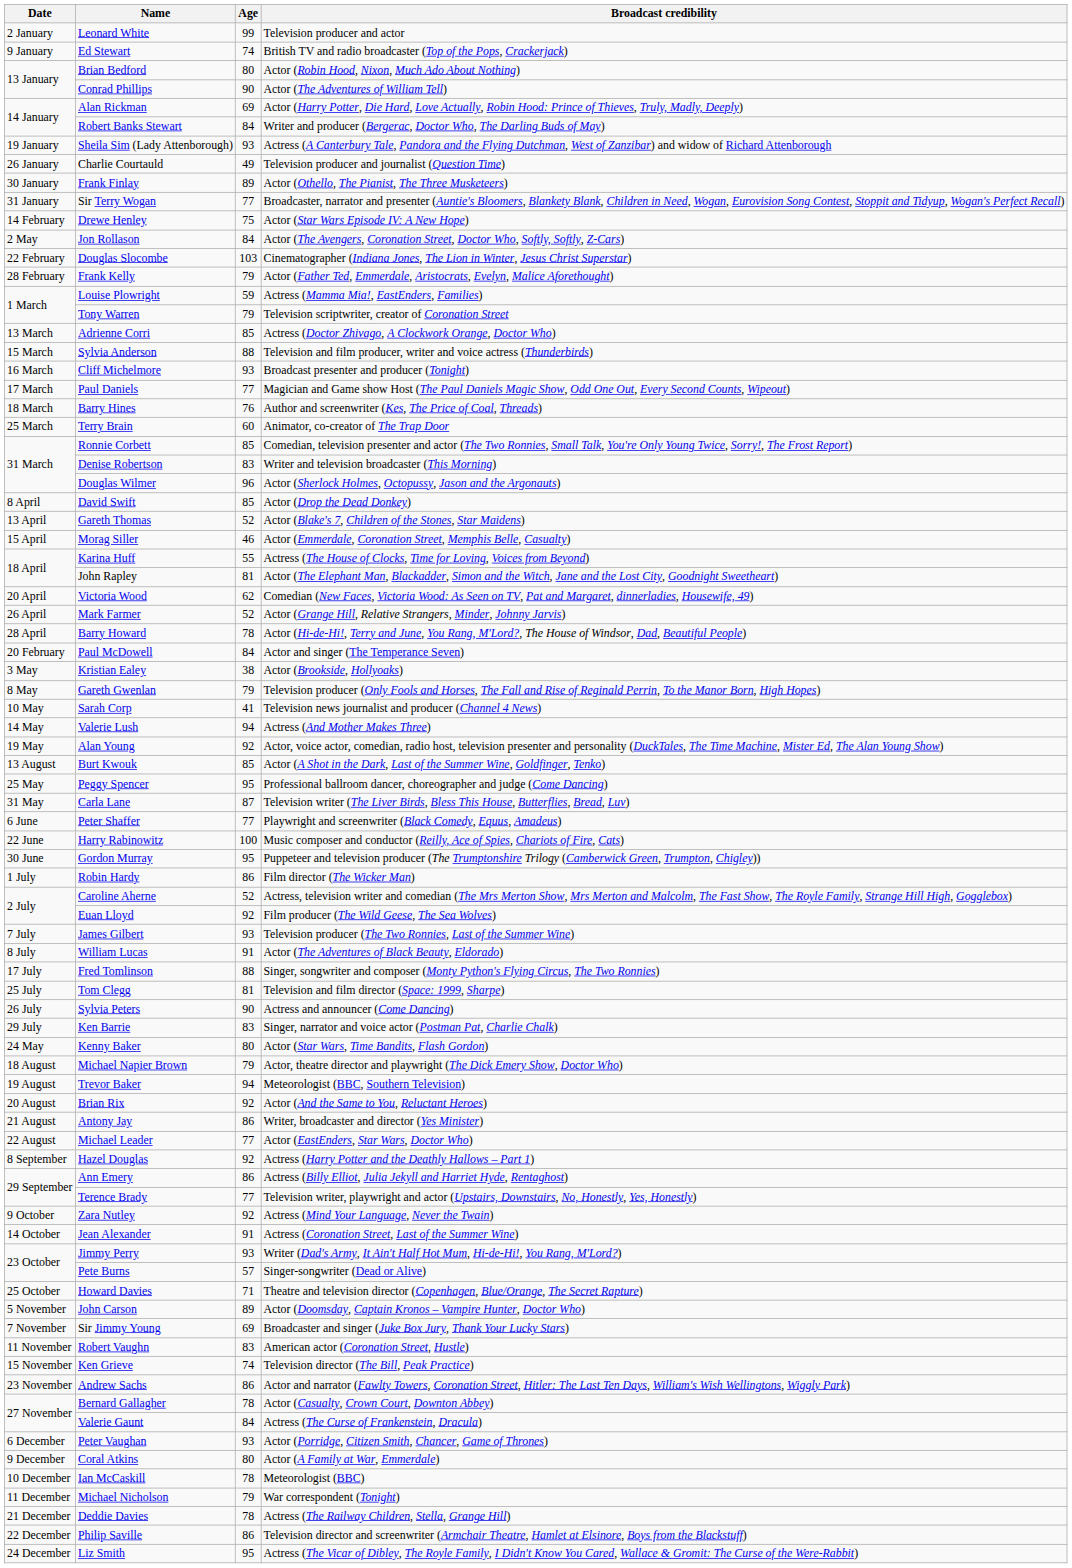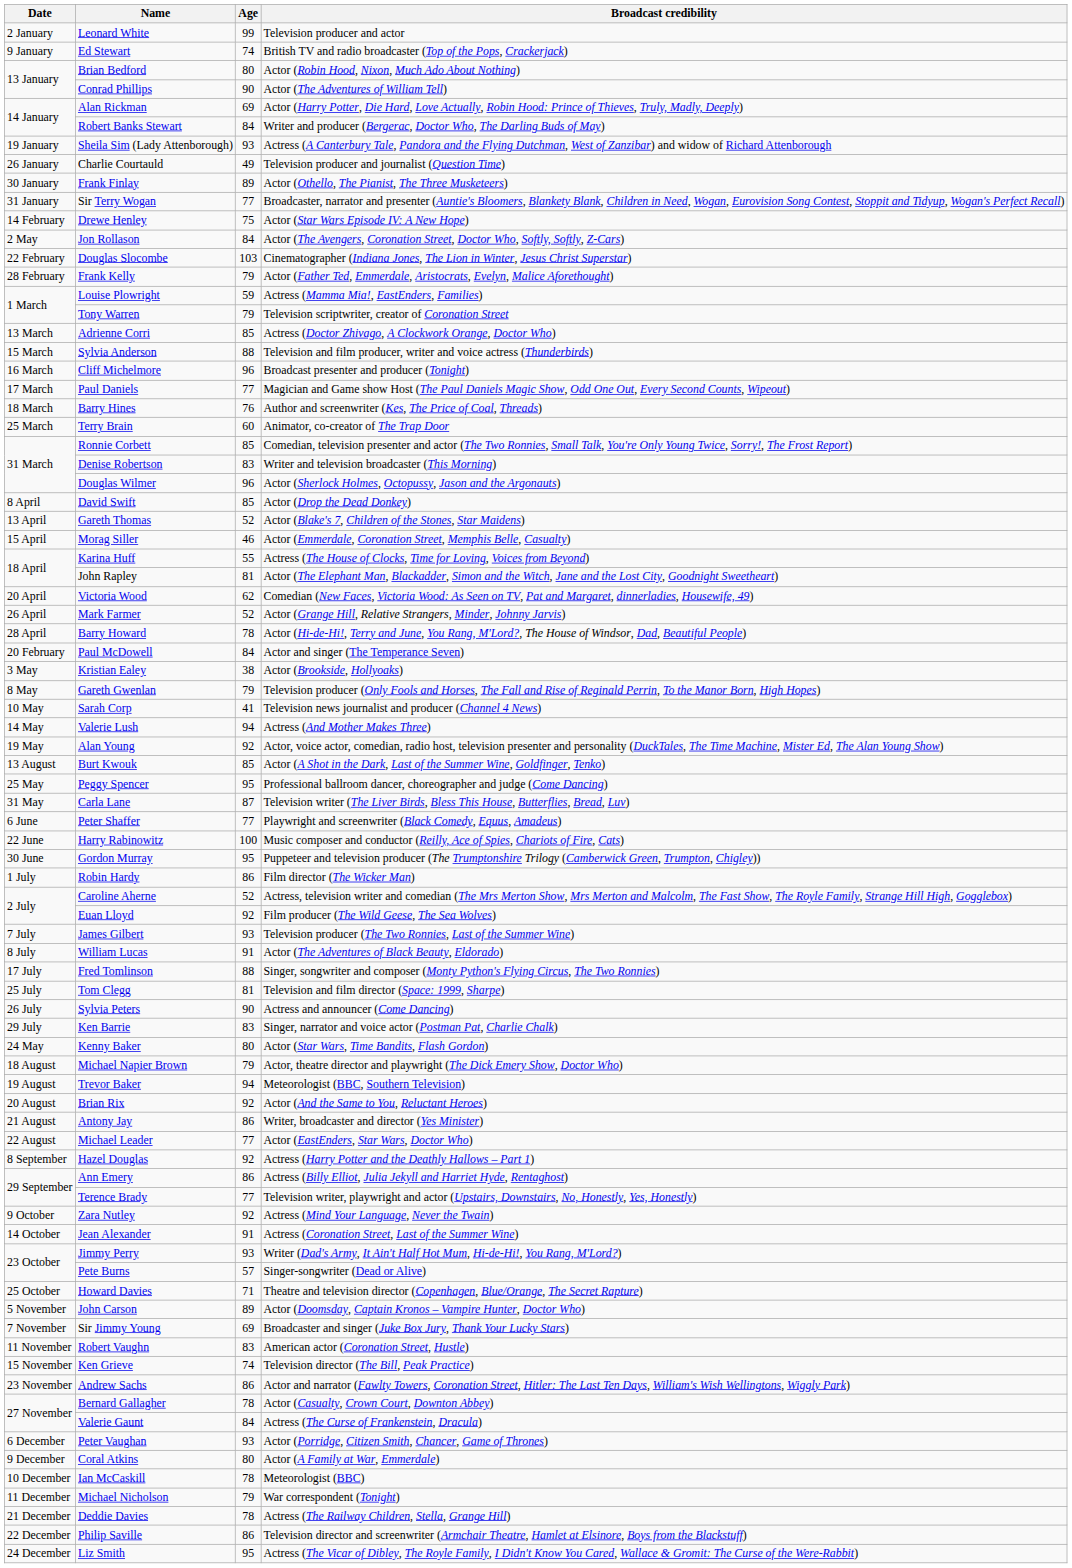(248, 370) 93 -> (248, 370) 96
